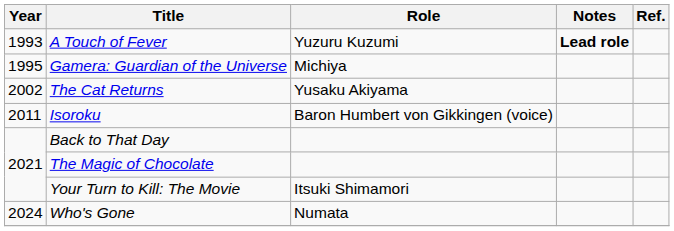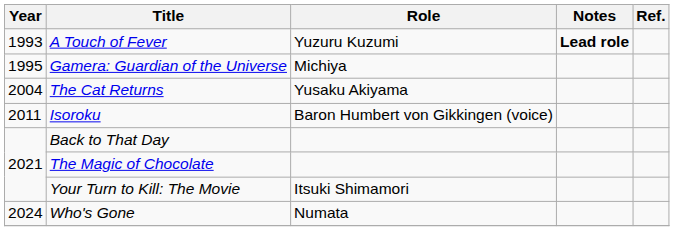(25, 90) 2002 -> (25, 90) 2004
